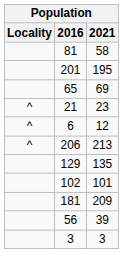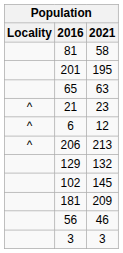(102, 88) 69 -> (102, 88) 63
(102, 164) 135 -> (102, 164) 132
(102, 182) 101 -> (102, 182) 145
(102, 220) 39 -> (102, 220) 46
